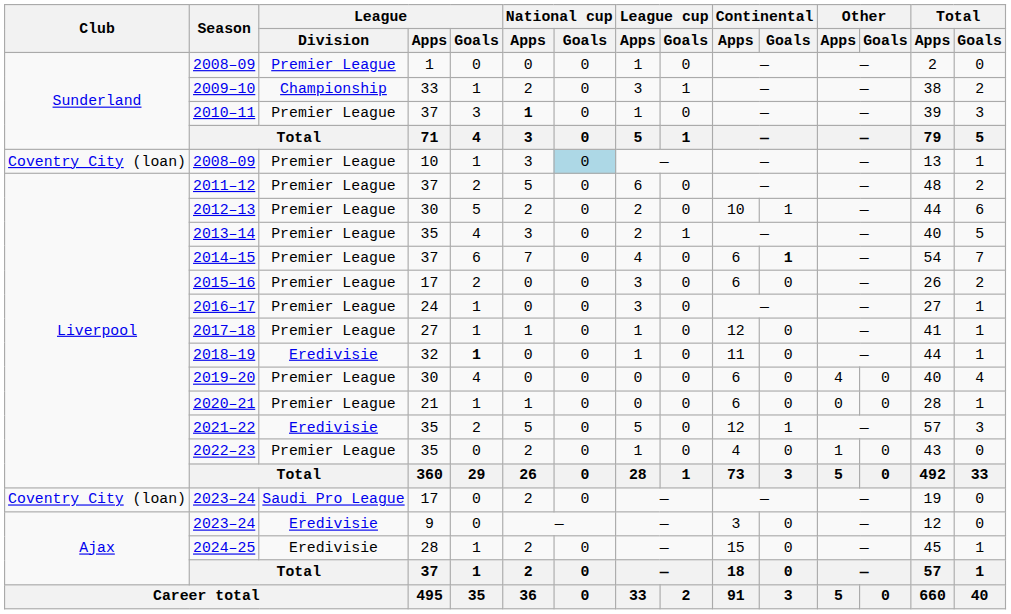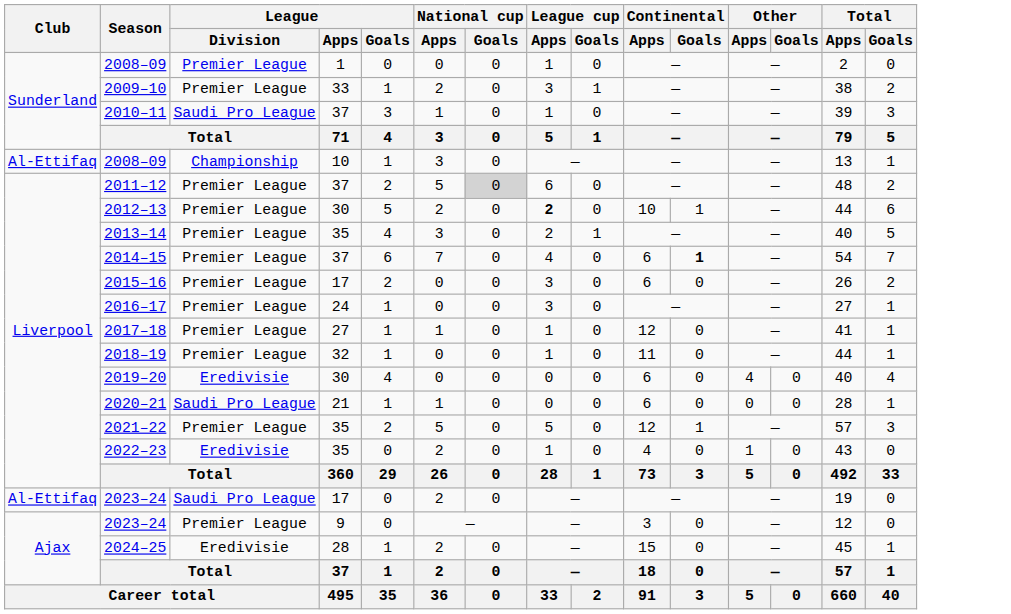(333, 89) Championship -> (245, 89) Premier League
(333, 113) Premier League -> (245, 113) Saudi Pro League
(528, 113) bold -> (439, 113) normal
(97, 162) Coventry City (loan) -> (53, 162) Al-Ettifaq
(333, 162) Premier League -> (245, 162) Championship
(585, 162) lightblue background -> (496, 162) no background
(585, 186) no background -> (496, 186) lightgrey background
(638, 210) normal -> (549, 210) bold
(333, 355) Eredivisie -> (245, 355) Premier League
(477, 355) bold -> (388, 355) normal
(333, 379) Premier League -> (245, 379) Eredivisie
(333, 403) Premier League -> (245, 403) Saudi Pro League
(333, 427) Eredivisie -> (245, 427) Premier League
(333, 451) Premier League -> (245, 451) Eredivisie
(97, 500) Coventry City (loan) -> (53, 500) Al-Ettifaq
(333, 524) Eredivisie -> (245, 524) Premier League
